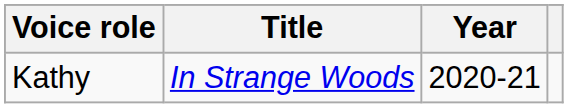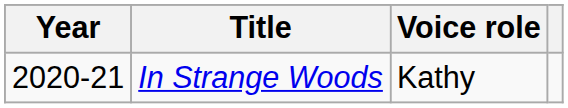columns swapped: (485, 28) <-> (84, 28)
